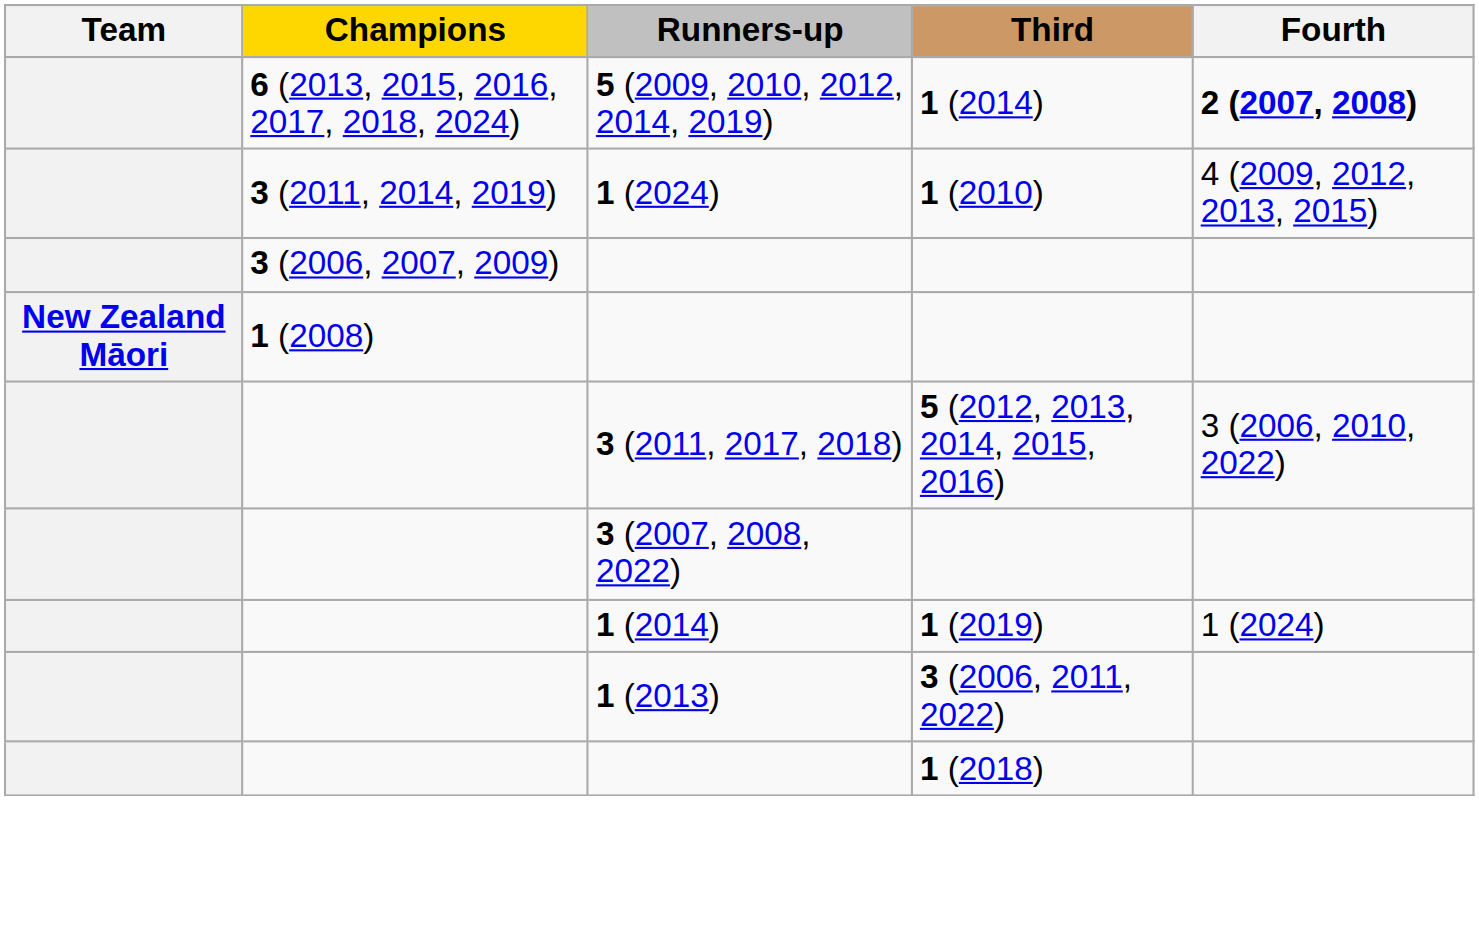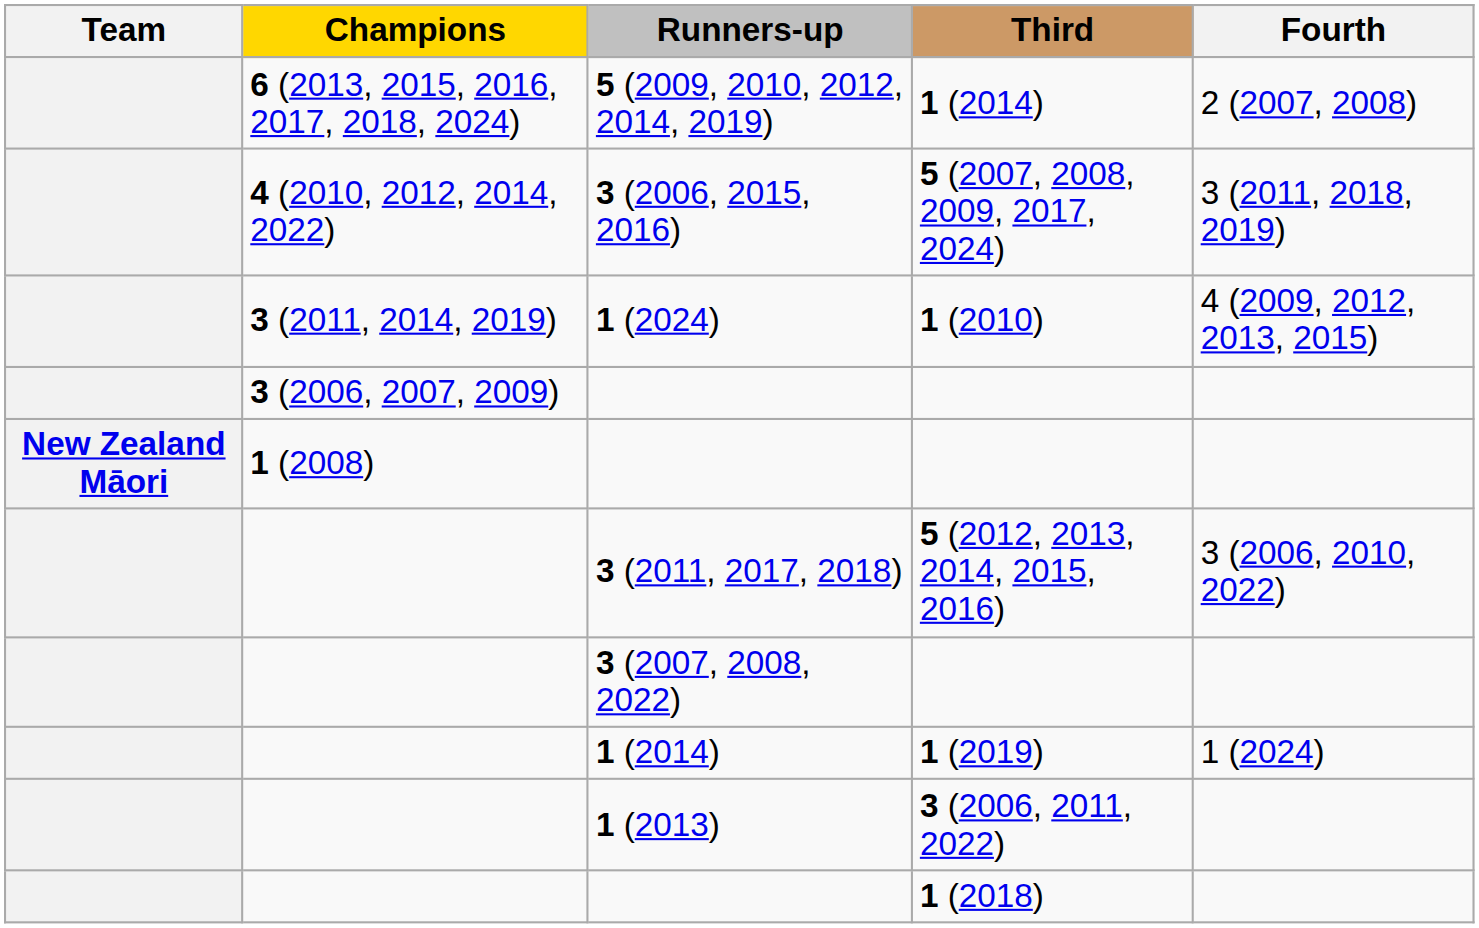(1309, 102) bold -> (1309, 102) normal
+ row: (404, 211)
